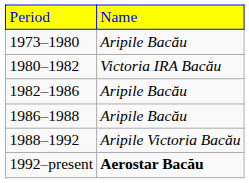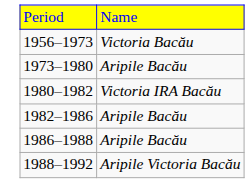+ row: (58, 41)
- row: (51, 165)
